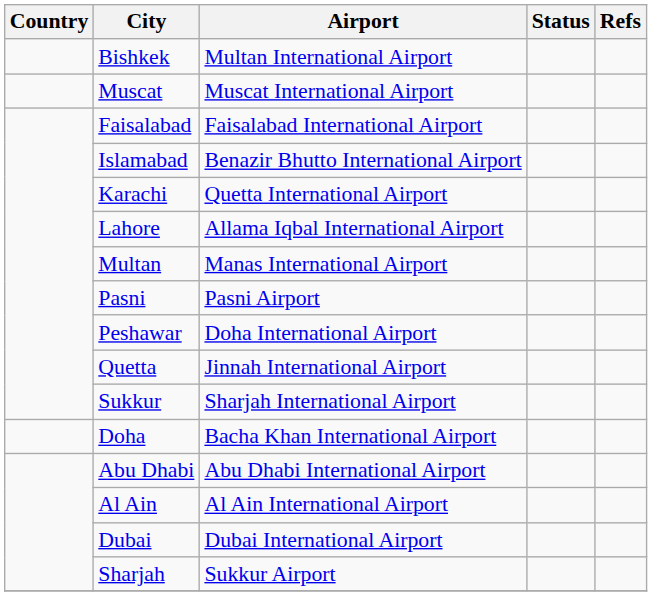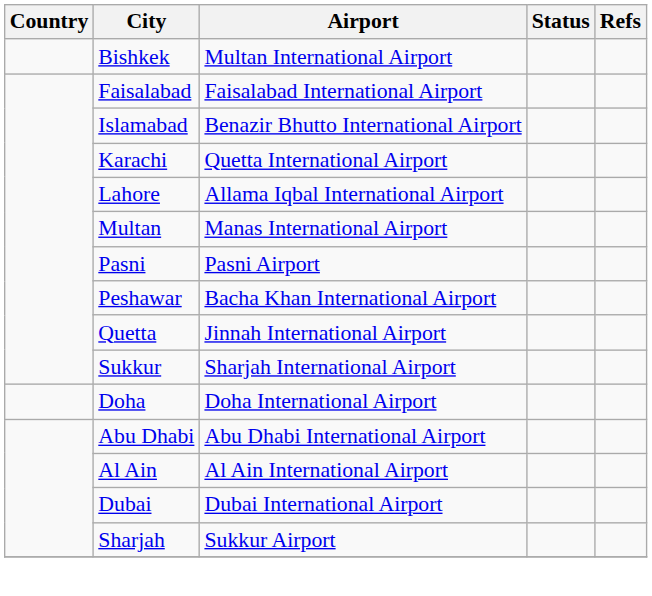- row: (130, 90)
(320, 332) Doha International Airport -> (350, 297) Bacha Khan International Airport
(350, 435) Bacha Khan International Airport -> (320, 401) Doha International Airport
